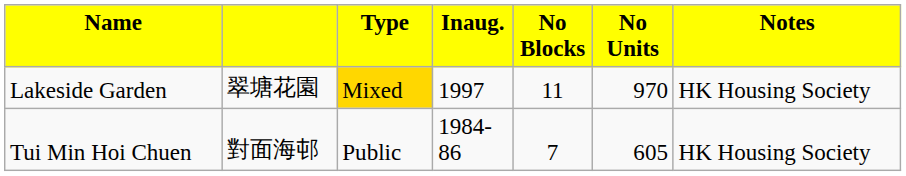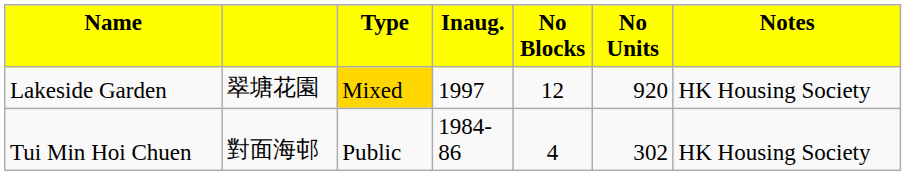(553, 89) 11 -> (553, 89) 12
(651, 89) 970 -> (651, 89) 920
(553, 152) 7 -> (553, 152) 4
(651, 152) 605 -> (651, 152) 302
